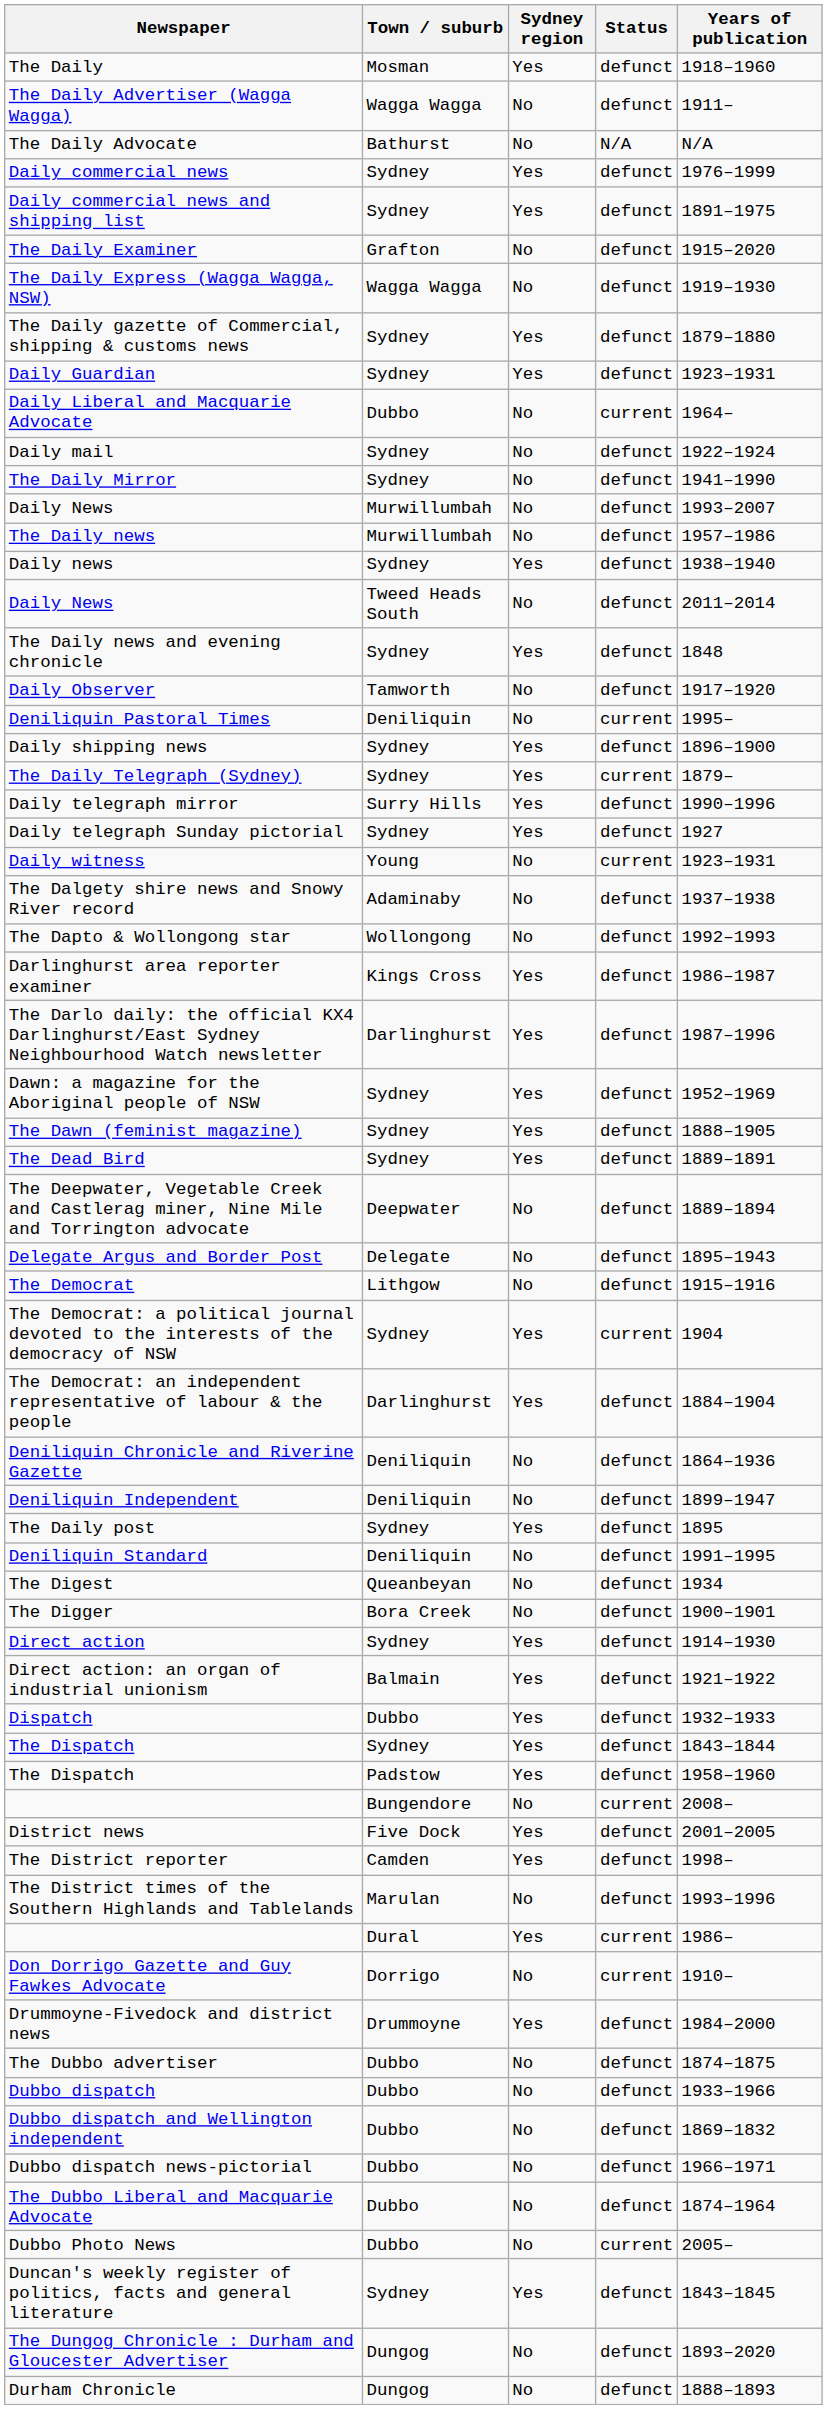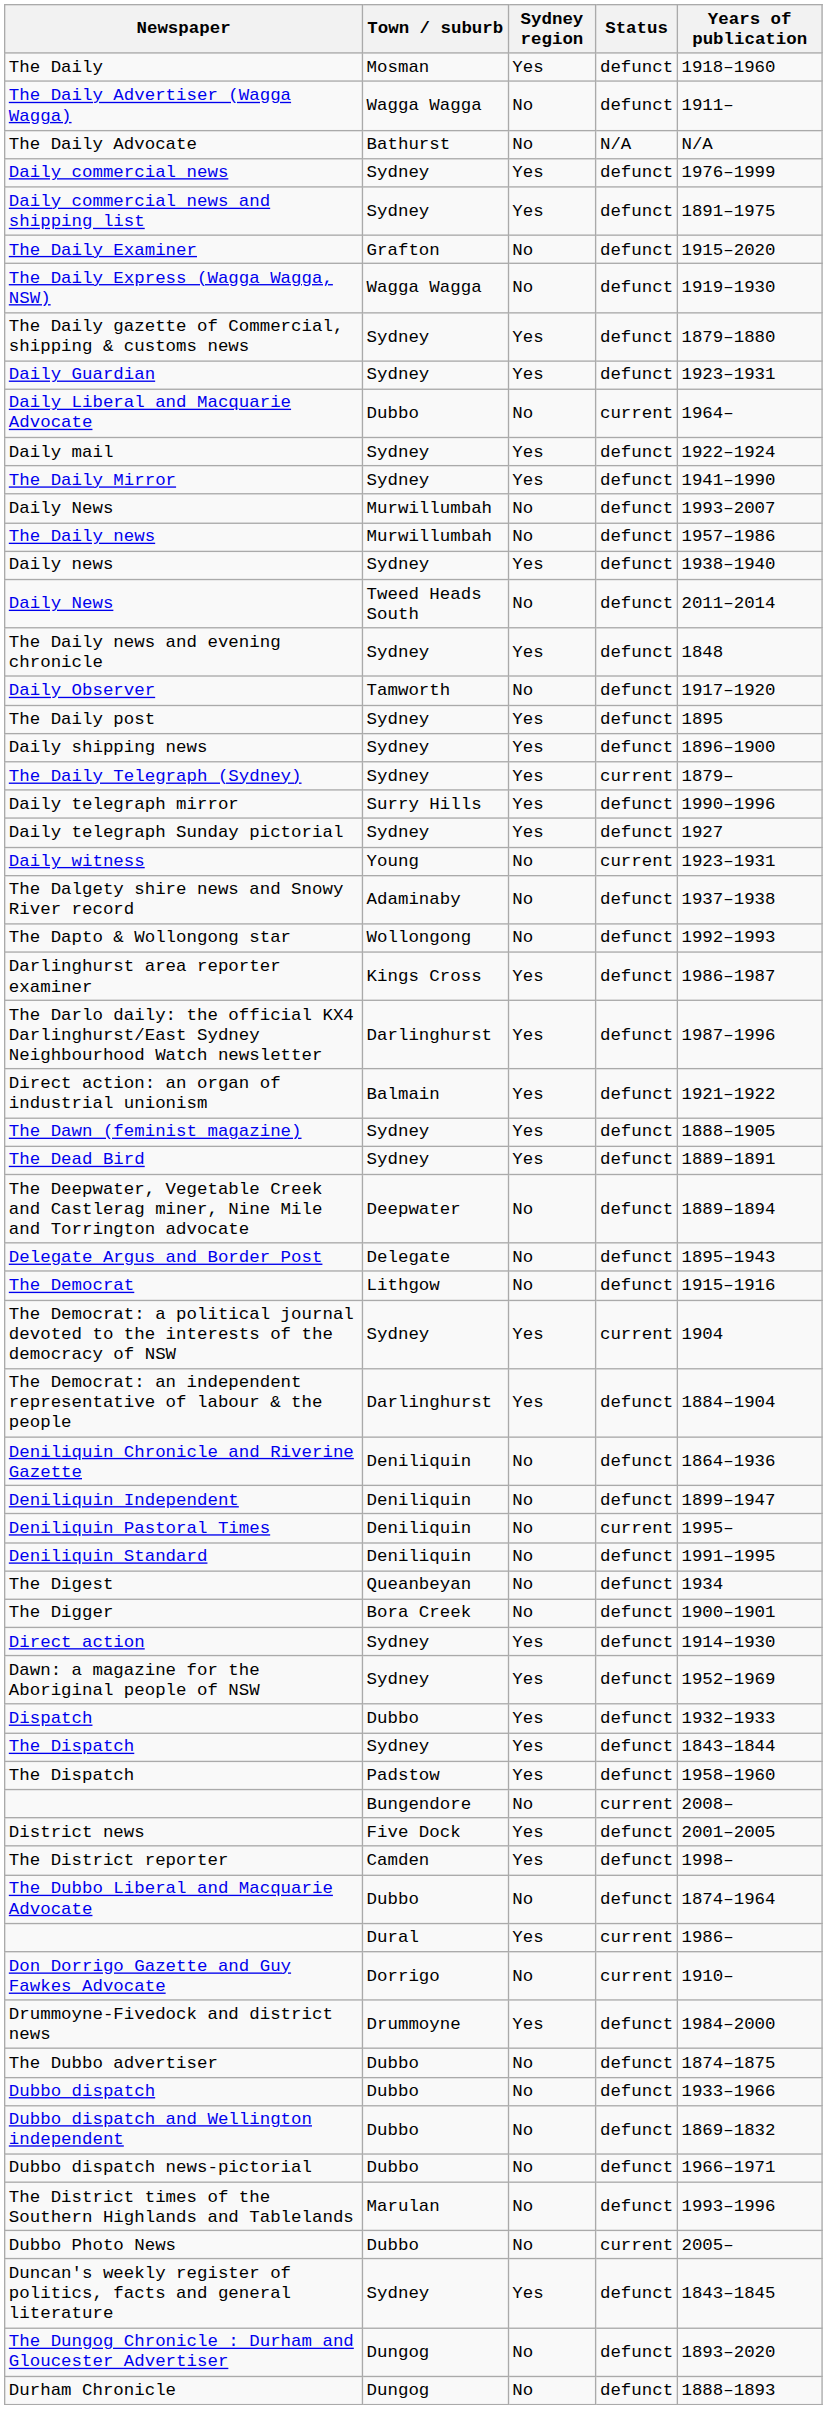(523, 452) No -> (528, 452) Yes
(523, 480) No -> (528, 480) Yes
rows swapped: (82, 1528) <-> (139, 719)
rows swapped: (134, 1093) <-> (145, 1680)
rows swapped: (181, 1899) <-> (171, 2206)
